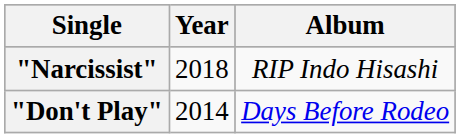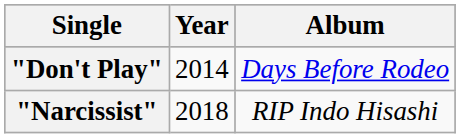rows swapped: (87, 111) <-> (87, 68)
